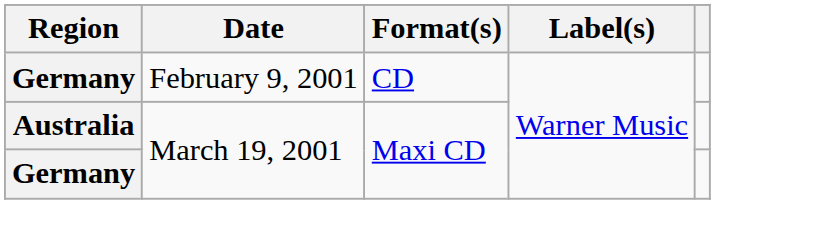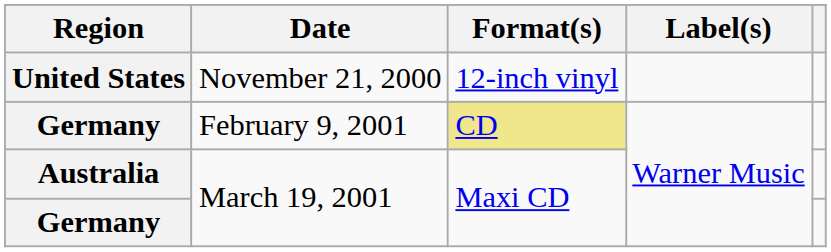+ row: (99, 76)
(393, 76) no background -> (477, 125) khaki background
